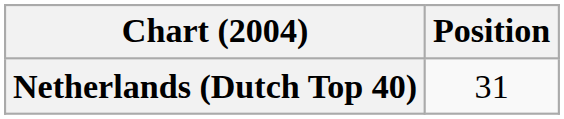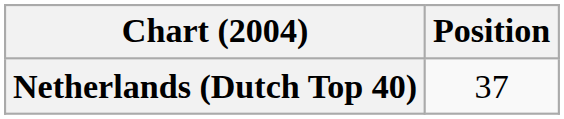(492, 85) 31 -> (492, 85) 37
